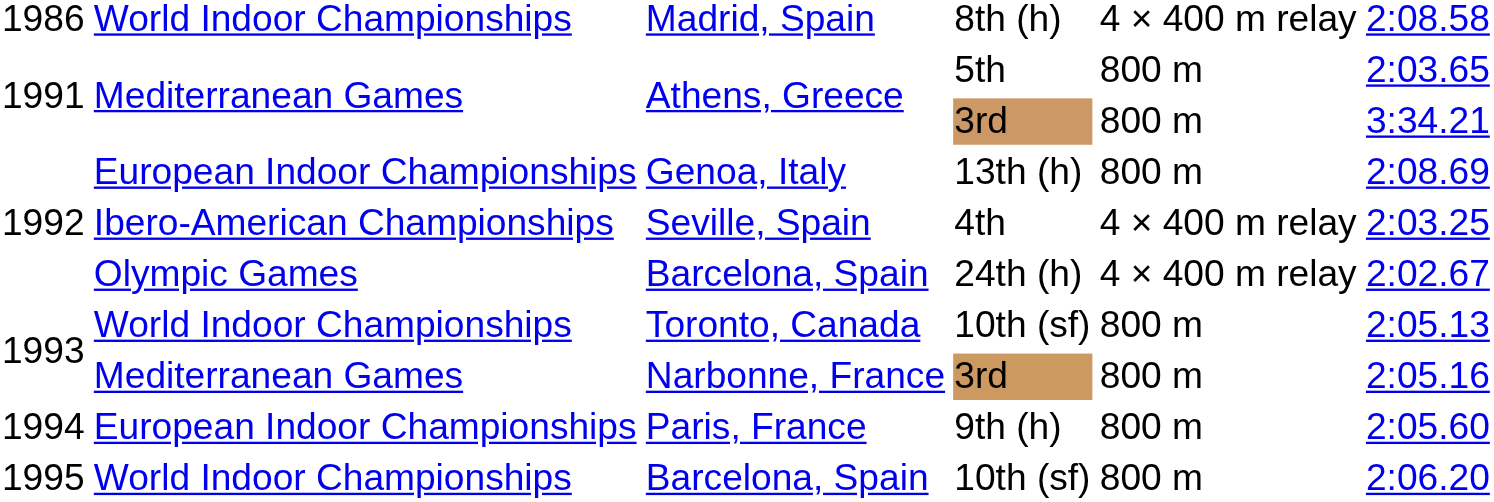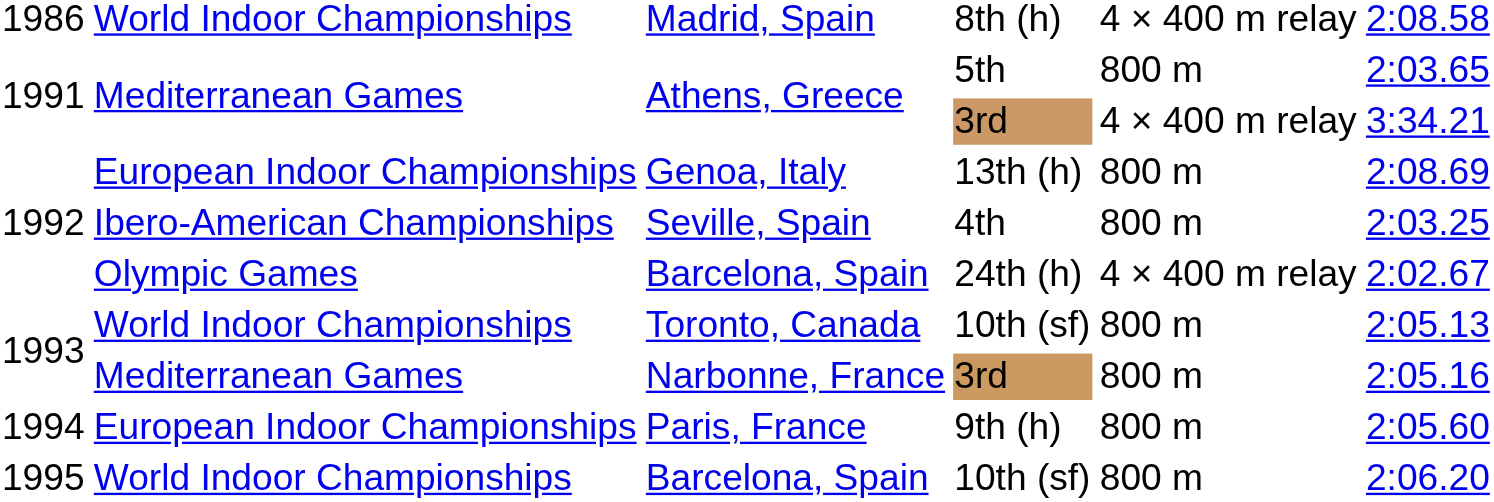(1151, 120) 800 m -> (1228, 120) 4 × 400 m relay
(1228, 222) 4 × 400 m relay -> (1151, 222) 800 m
